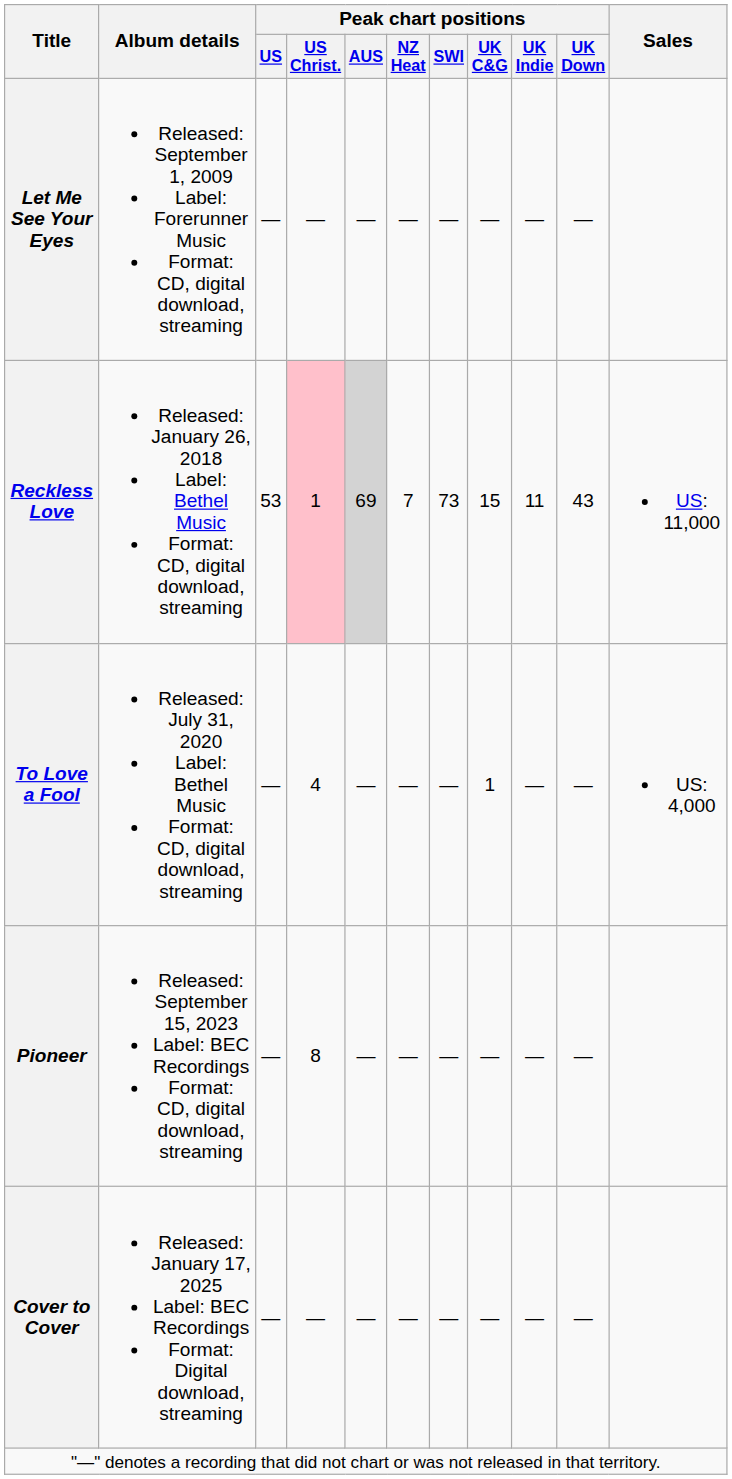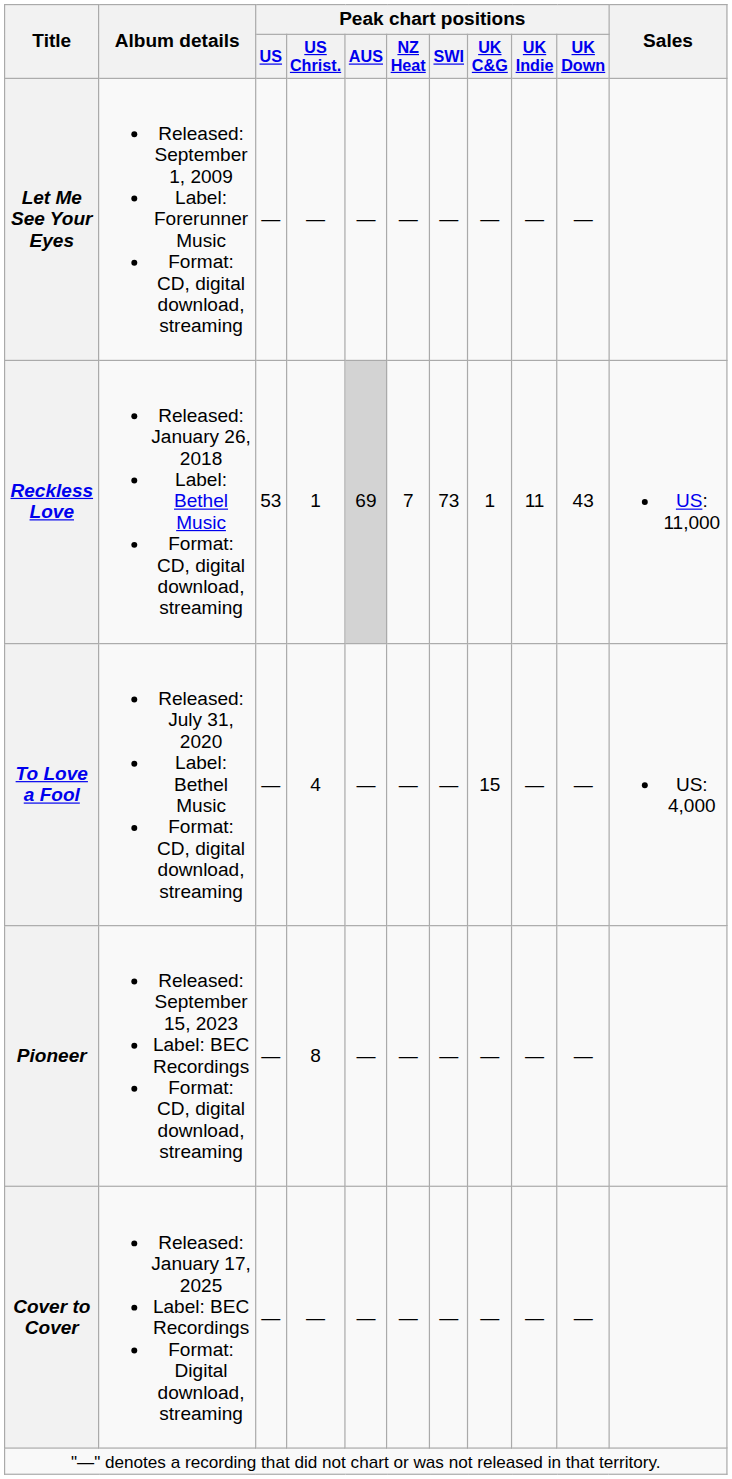(316, 501) pink background -> (316, 501) no background
(490, 501) 15 -> (490, 501) 1
(490, 784) 1 -> (490, 784) 15
